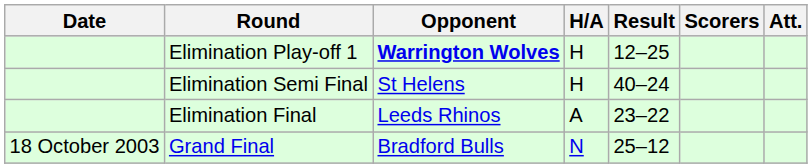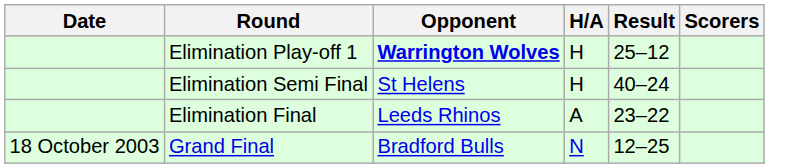- column: (786, 20)
(641, 52) 12–25 -> (641, 52) 25–12
(641, 147) 25–12 -> (641, 147) 12–25
